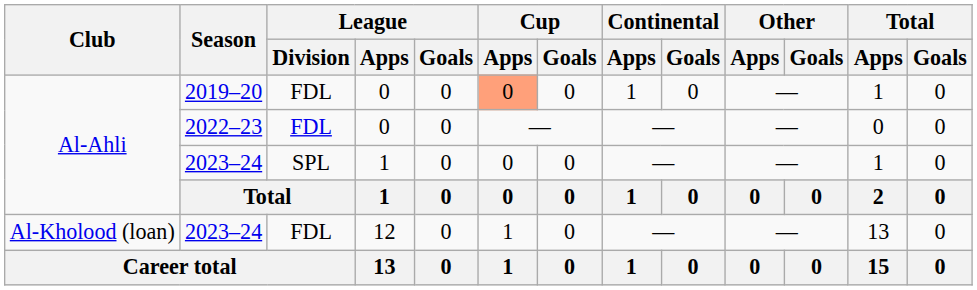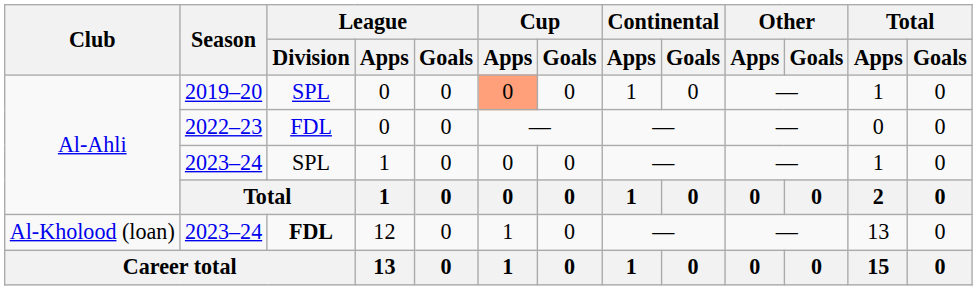(311, 92) FDL -> (311, 92) SPL
(311, 232) normal -> (311, 232) bold
